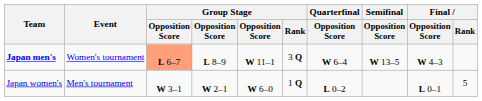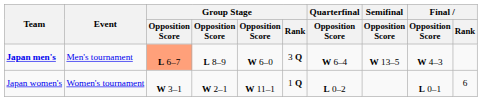(105, 57) Women's tournament -> (100, 57) Men's tournament
(260, 63) W 11–1 -> (260, 63) W 6–0
(100, 83) Men's tournament -> (105, 83) Women's tournament
(260, 89) W 6–0 -> (260, 89) W 11–1
(465, 83) 5 -> (465, 83) 6
